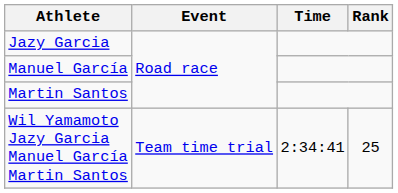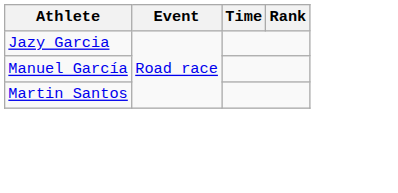- row: (68, 148)
